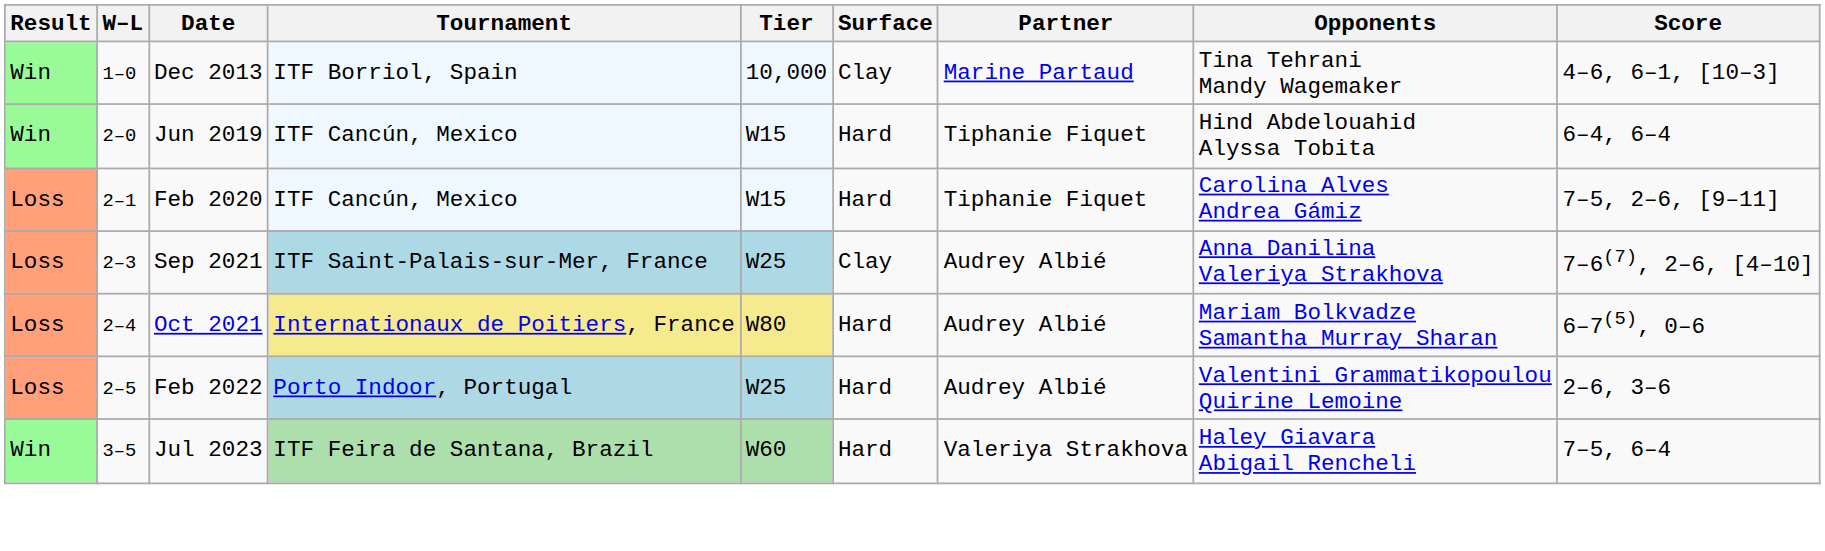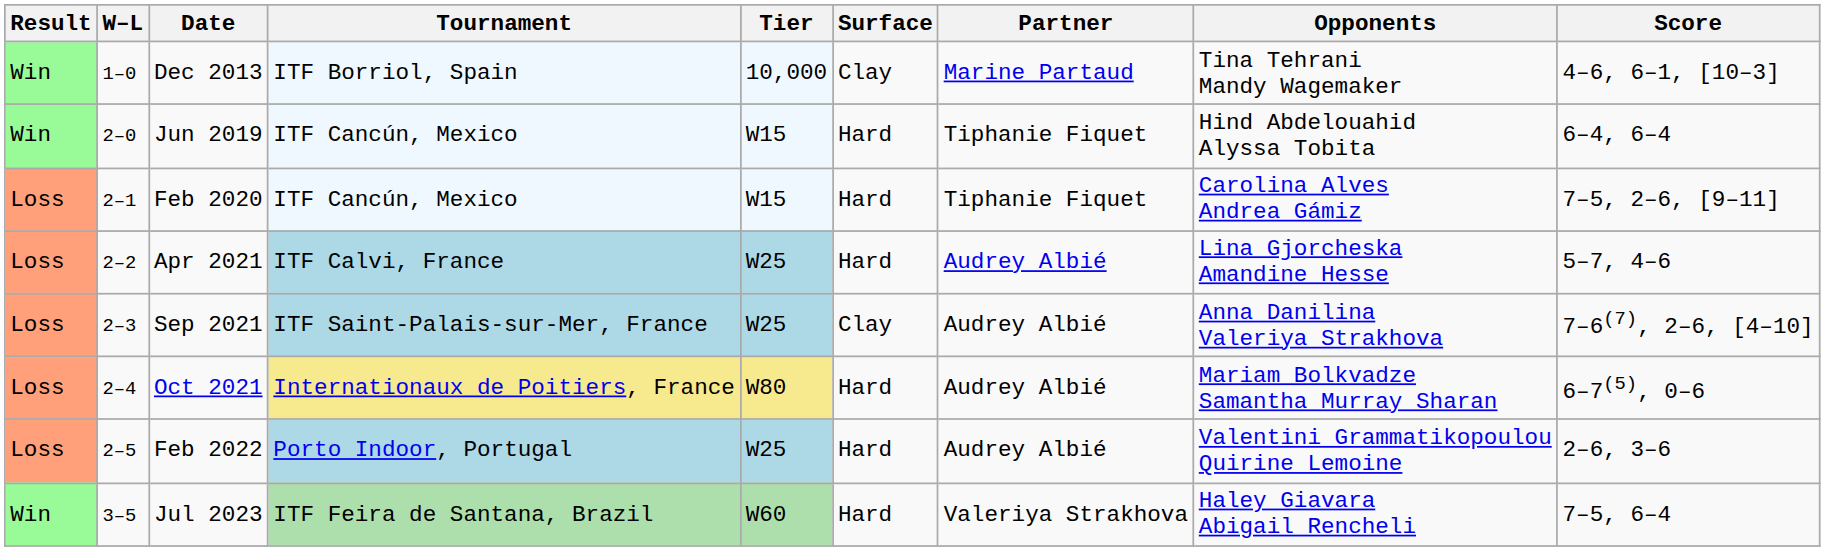+ row: (208, 262)
